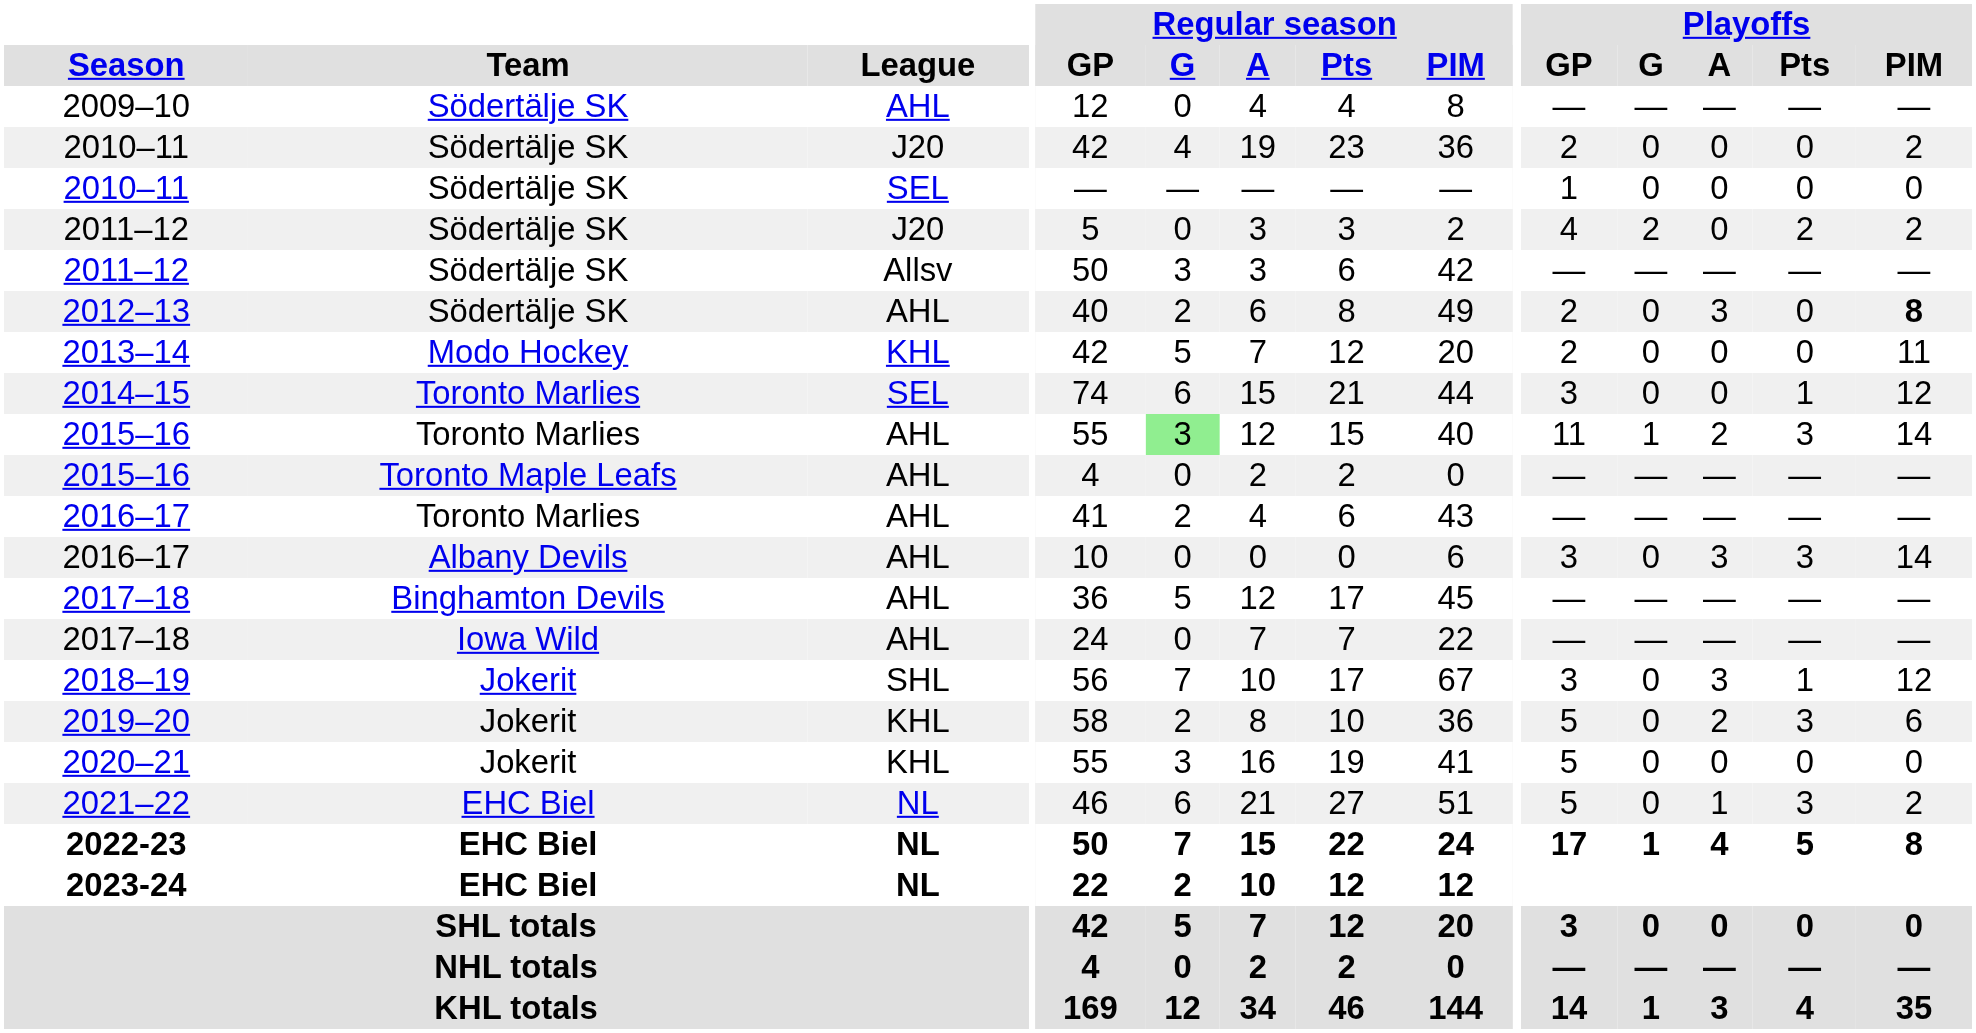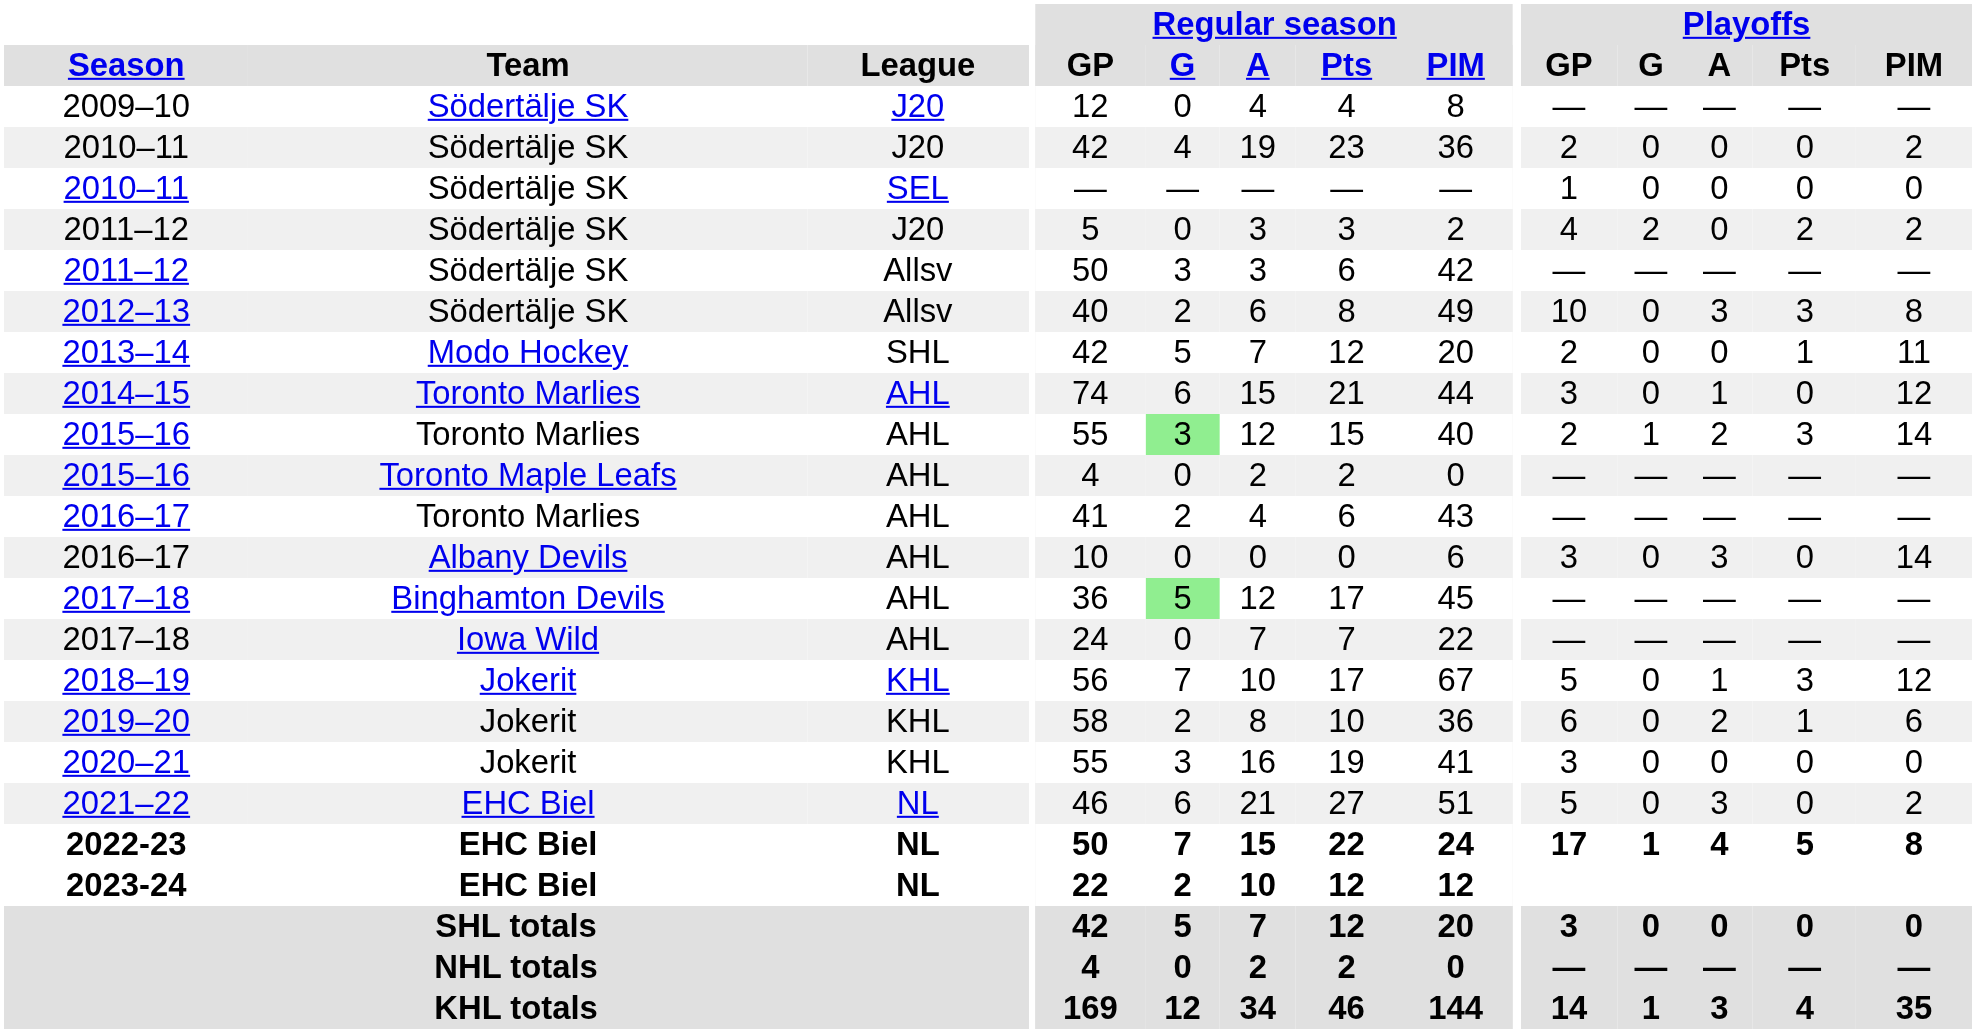(918, 105) AHL -> (918, 105) J20
(918, 310) AHL -> (918, 310) Allsv
(1569, 310) 2 -> (1569, 310) 10
(1805, 310) 0 -> (1805, 310) 3
(1914, 310) bold -> (1914, 310) normal
(918, 351) KHL -> (918, 351) SHL
(1805, 351) 0 -> (1805, 351) 1
(918, 392) SEL -> (918, 392) AHL
(1719, 392) 0 -> (1719, 392) 1
(1805, 392) 1 -> (1805, 392) 0
(1569, 433) 11 -> (1569, 433) 2
(1805, 556) 3 -> (1805, 556) 0
(1183, 597) no background -> (1183, 597) lightgreen background
(918, 679) SHL -> (918, 679) KHL
(1569, 679) 3 -> (1569, 679) 5
(1719, 679) 3 -> (1719, 679) 1
(1805, 679) 1 -> (1805, 679) 3
(1569, 720) 5 -> (1569, 720) 6
(1805, 720) 3 -> (1805, 720) 1
(1569, 761) 5 -> (1569, 761) 3
(1719, 802) 1 -> (1719, 802) 3
(1805, 802) 3 -> (1805, 802) 0
